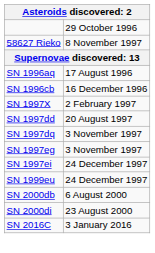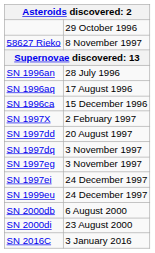+ row: (31, 73)
+ row: (30, 104)
- row: (30, 89)
